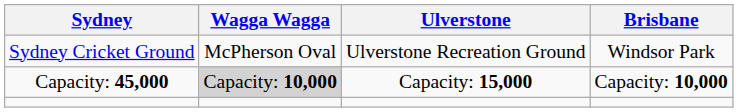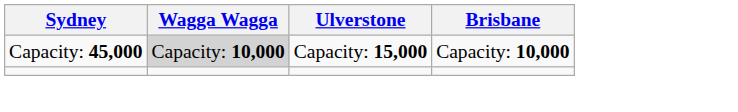- row: (102, 50)
